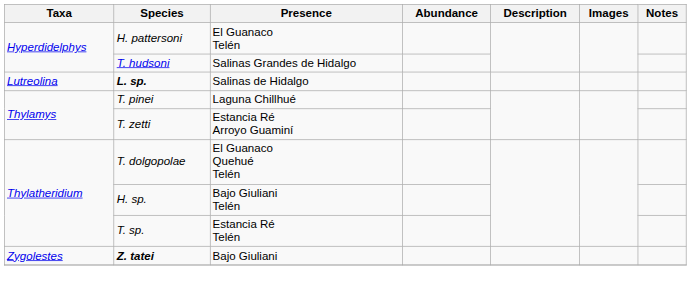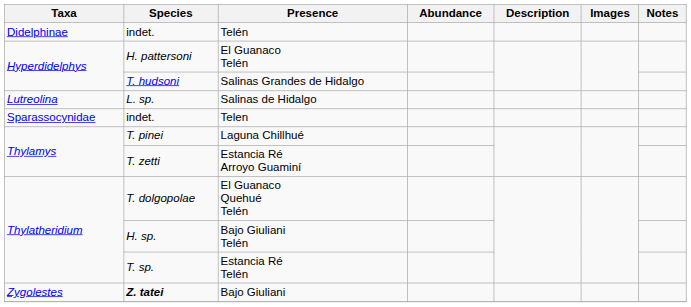+ row: (234, 31)
(132, 81) bold -> (140, 99) normal
+ row: (234, 117)
